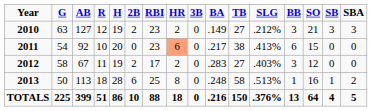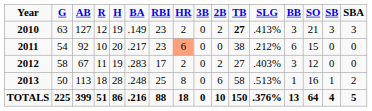columns swapped: (217, 13) <-> (134, 13)
(239, 30) normal -> (239, 30) bold
(267, 30) .212% -> (267, 30) .413%
(267, 47) .413% -> (267, 47) .212%
